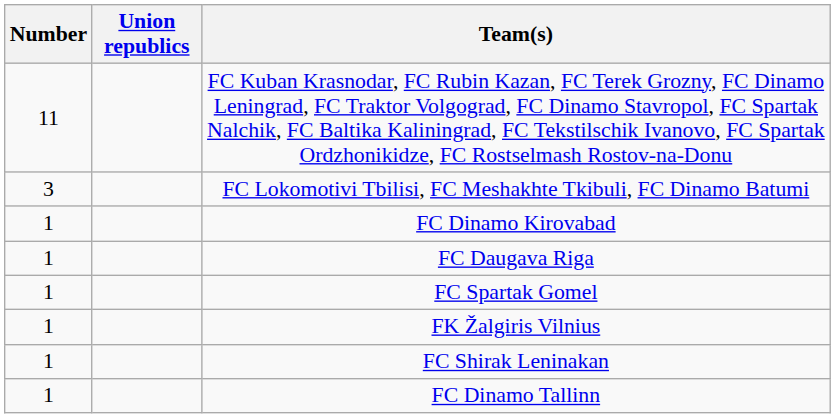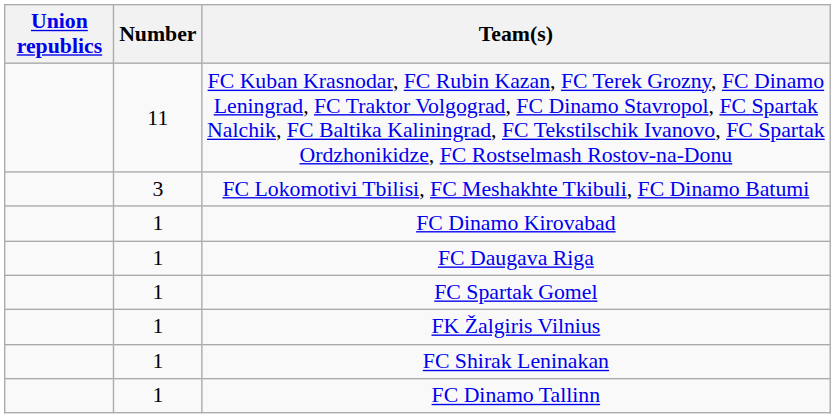columns swapped: (48, 33) <-> (147, 33)
